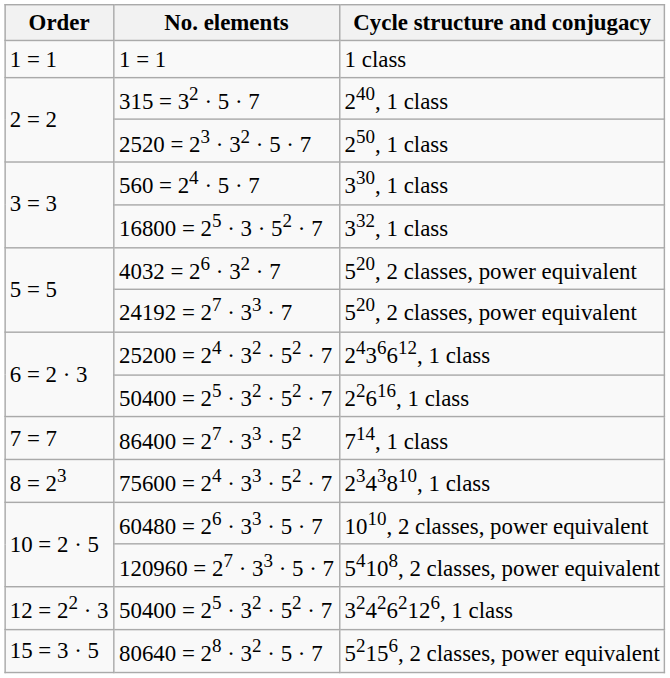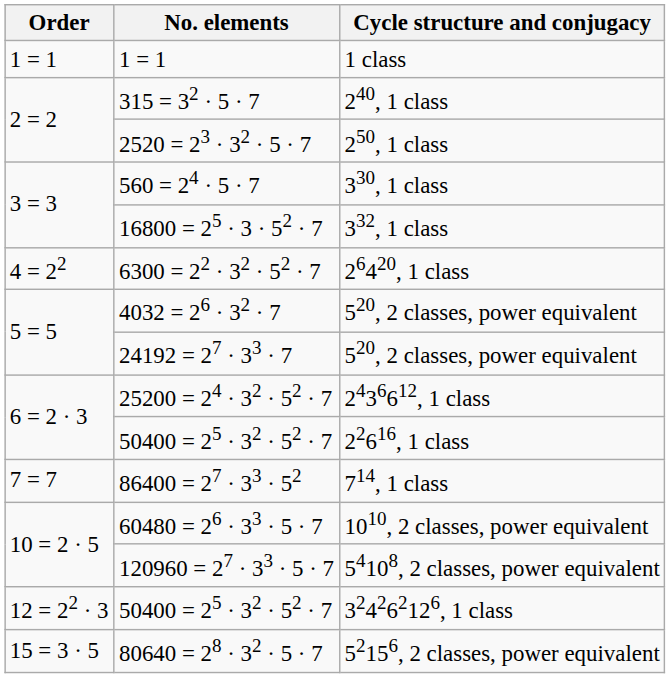+ row: (220, 268)
- row: (226, 480)
